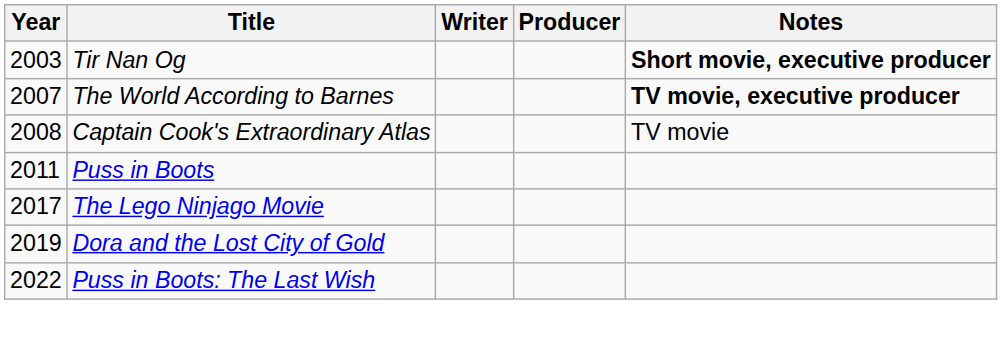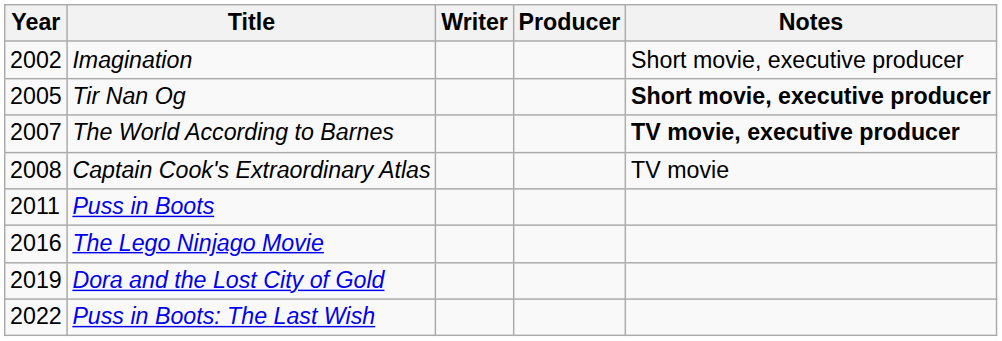+ row: (132, 59)
(36, 59) 2003 -> (36, 96) 2005
(36, 206) 2017 -> (36, 243) 2016
